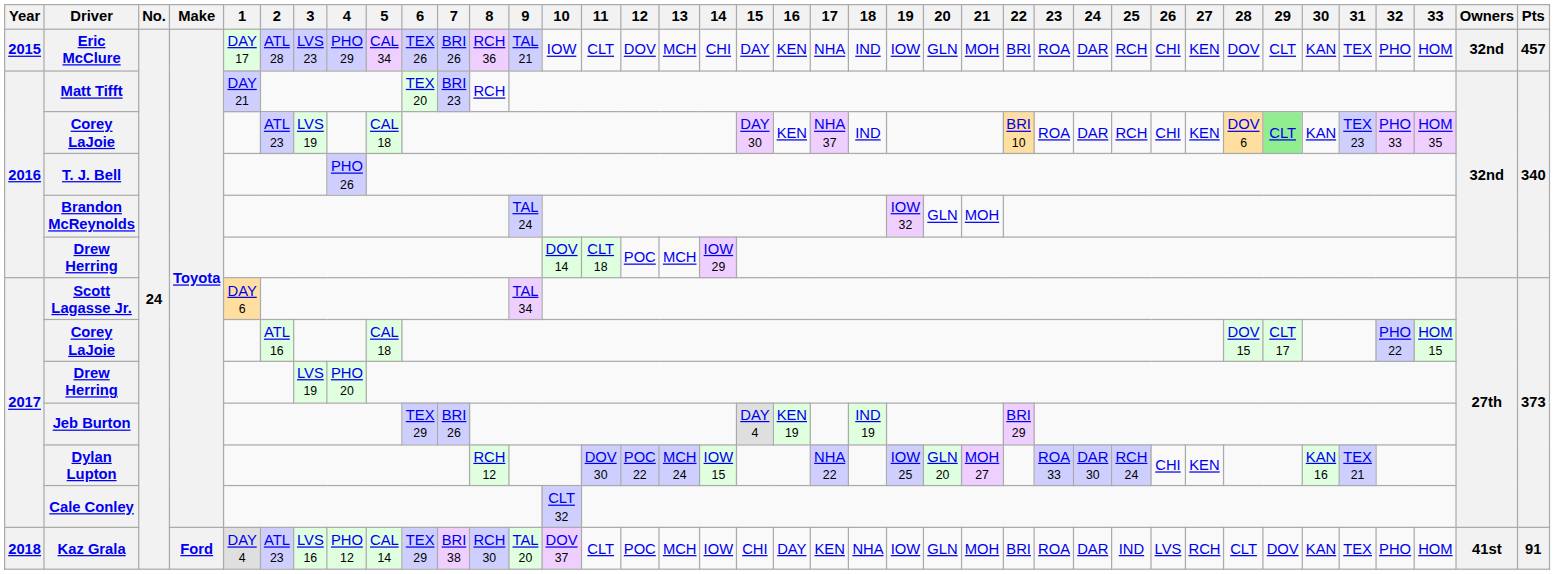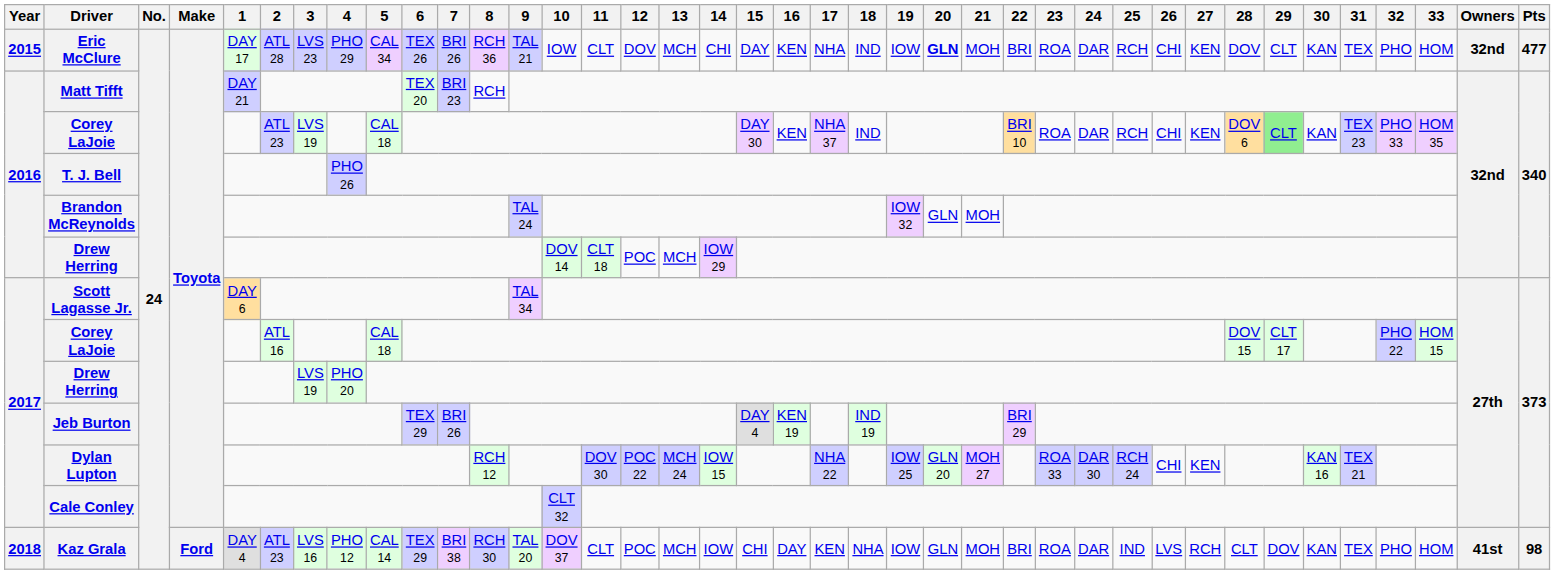(942, 50) normal -> (943, 50) bold
(1533, 50) 457 -> (1534, 50) 477
(1533, 548) 91 -> (1534, 548) 98
